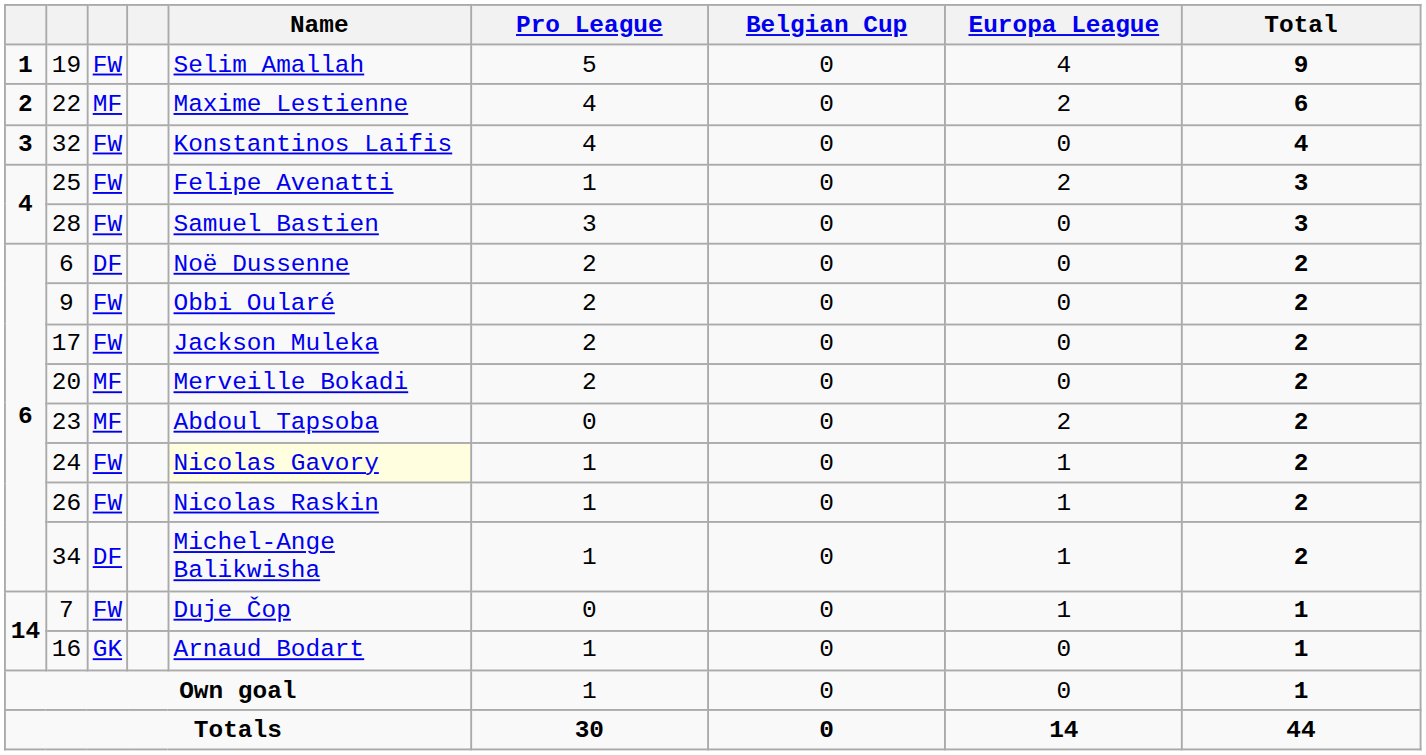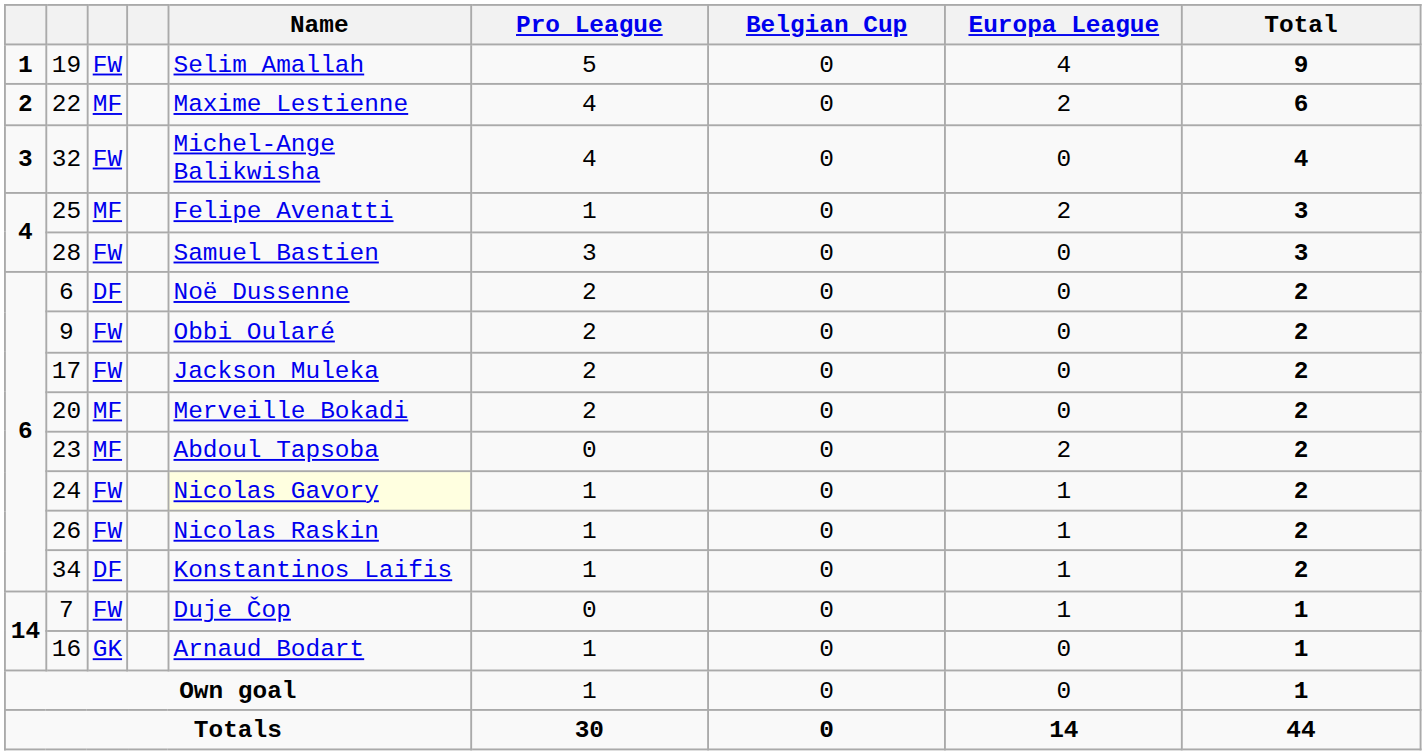(313, 144) Konstantinos Laifis -> (254, 158) Michel-Ange Balikwisha
(107, 184) FW -> (107, 212) MF
(254, 557) Michel-Ange Balikwisha -> (313, 571) Konstantinos Laifis
